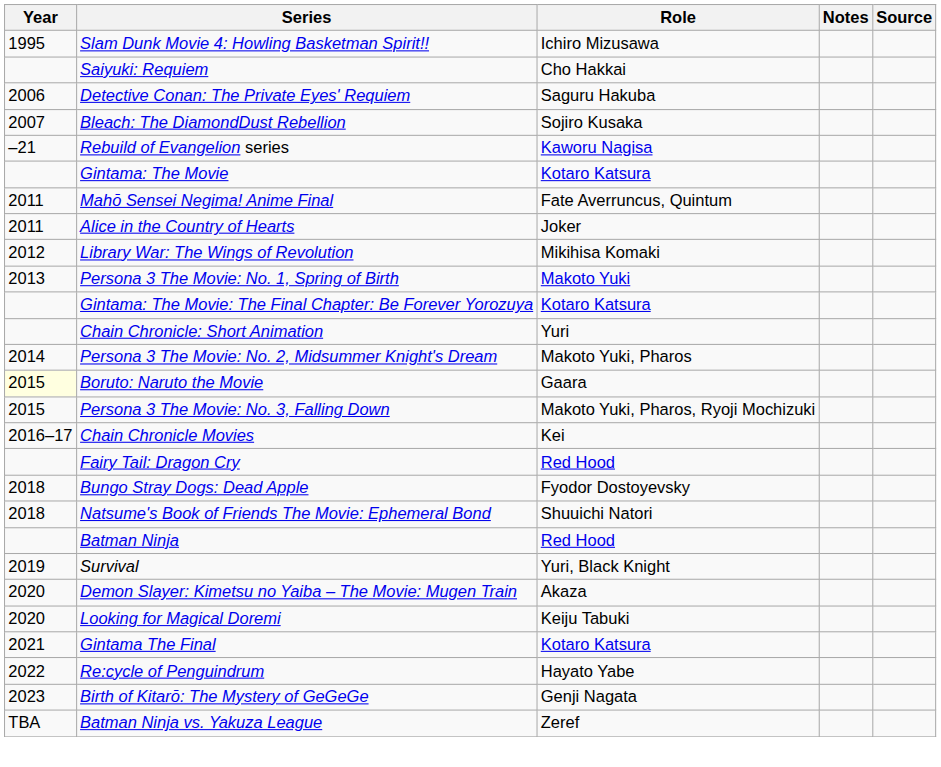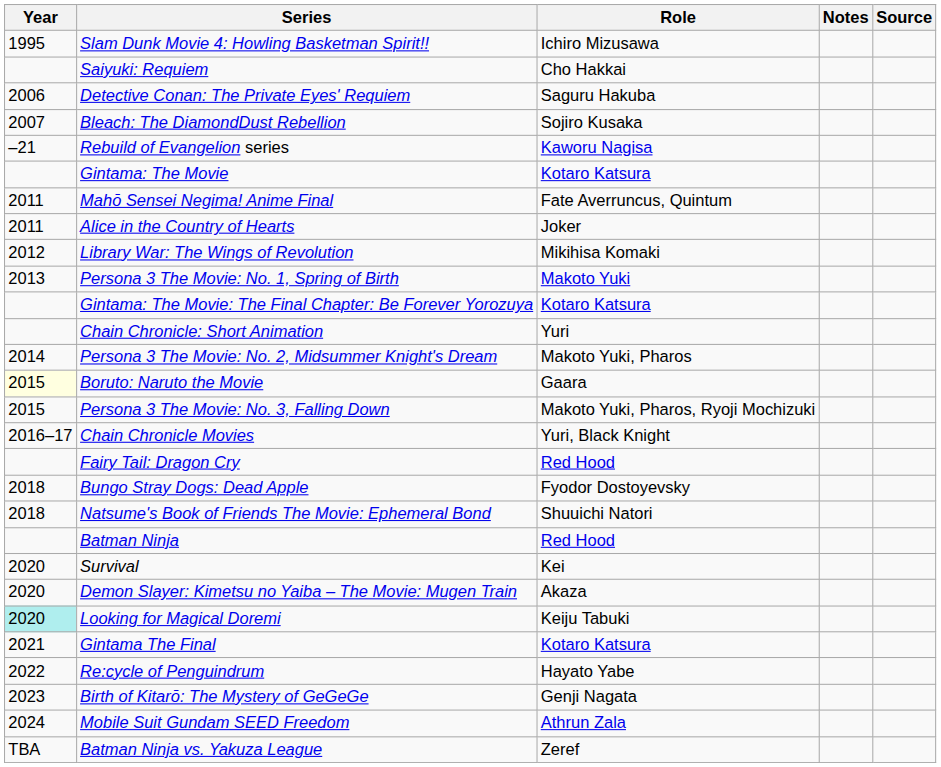(553, 435) Kei -> (605, 435) Yuri, Black Knight
(27, 566) 2019 -> (27, 566) 2020
(605, 566) Yuri, Black Knight -> (553, 566) Kei
(27, 618) no background -> (27, 618) paleturquoise background
+ row: (215, 723)
